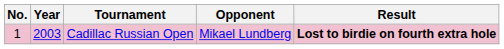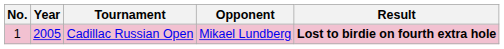(47, 34) 2003 -> (47, 34) 2005
